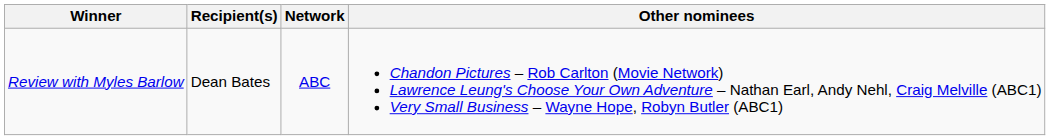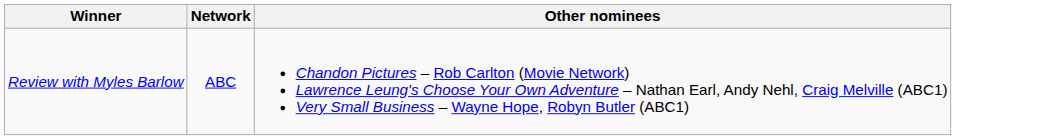- column: (234, 16)
